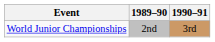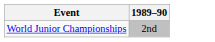- column: (190, 12)
